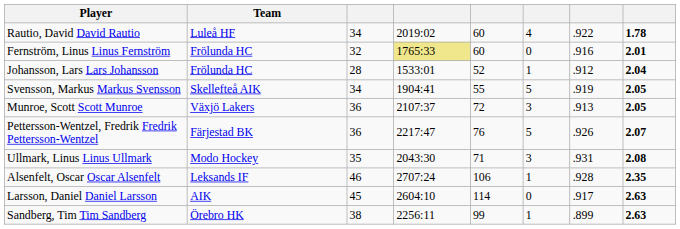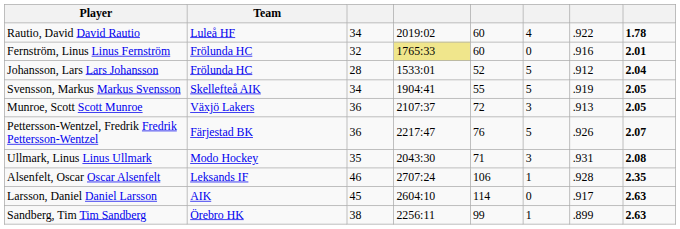(529, 70) 1 -> (529, 70) 5
